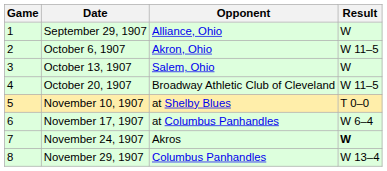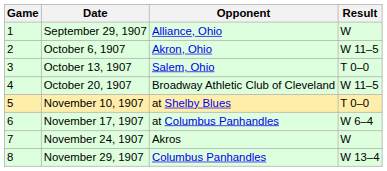(346, 67) W -> (355, 67) T 0–0
(346, 139) bold -> (346, 139) normal
